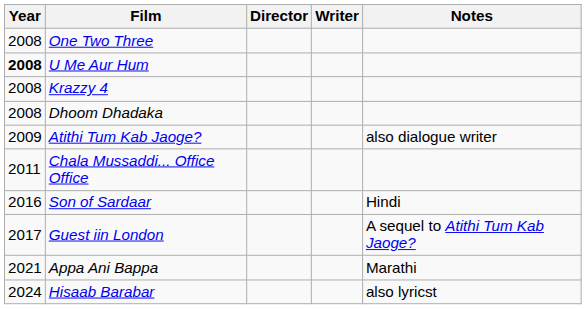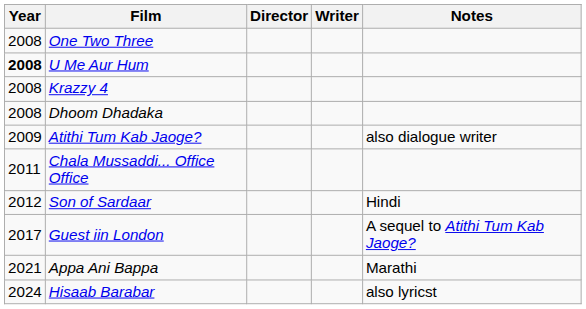(25, 202) 2016 -> (25, 202) 2012
